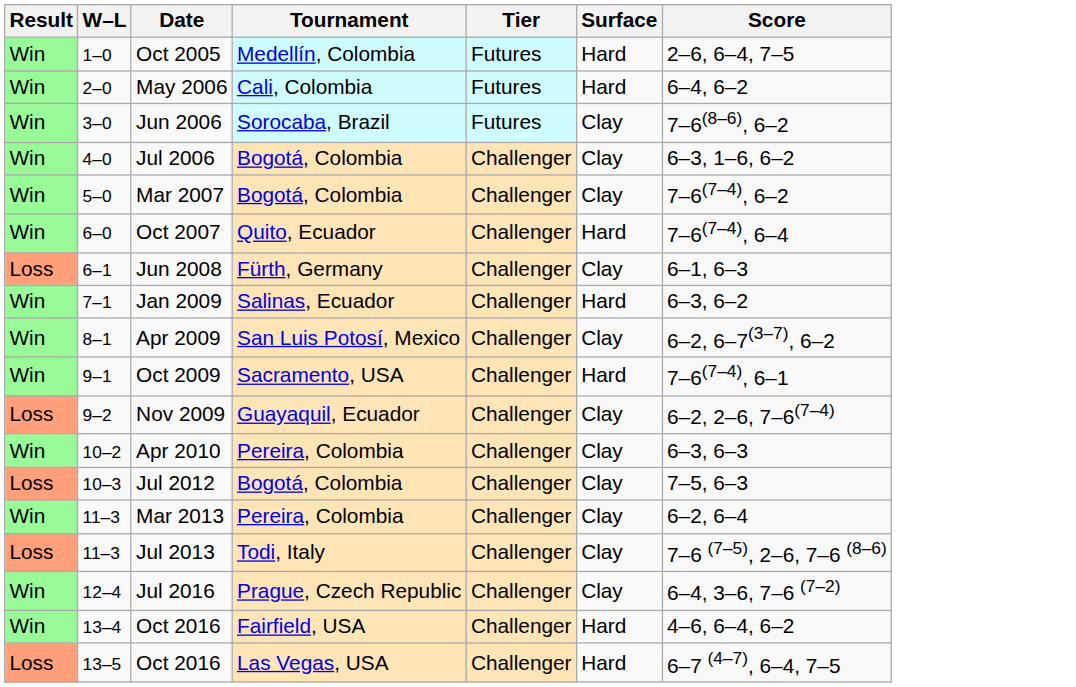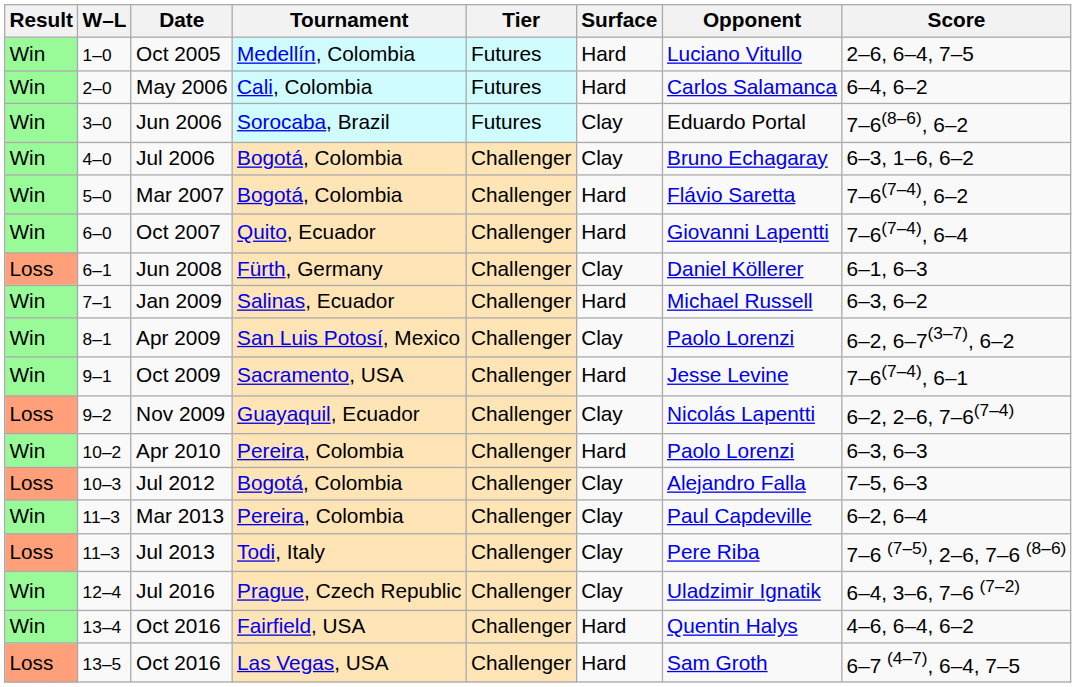+ column: (752, 20)
(602, 194) Clay -> (604, 194) Hard
(602, 450) Clay -> (604, 450) Hard
